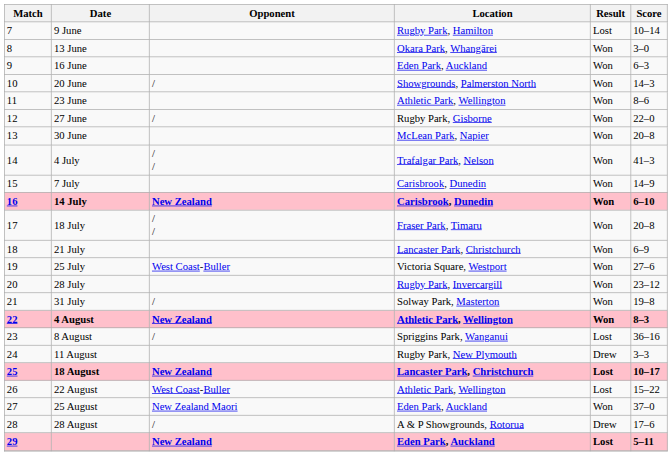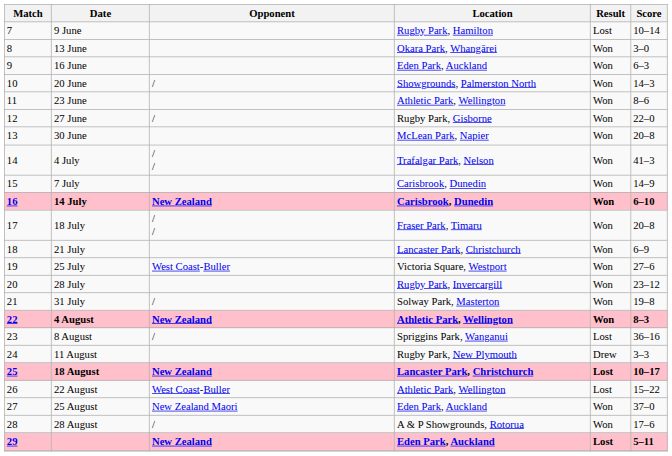(605, 424) Drew -> (603, 424) Won
